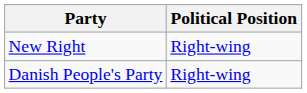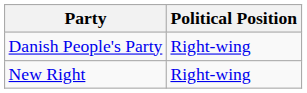rows swapped: (47, 46) <-> (85, 74)
